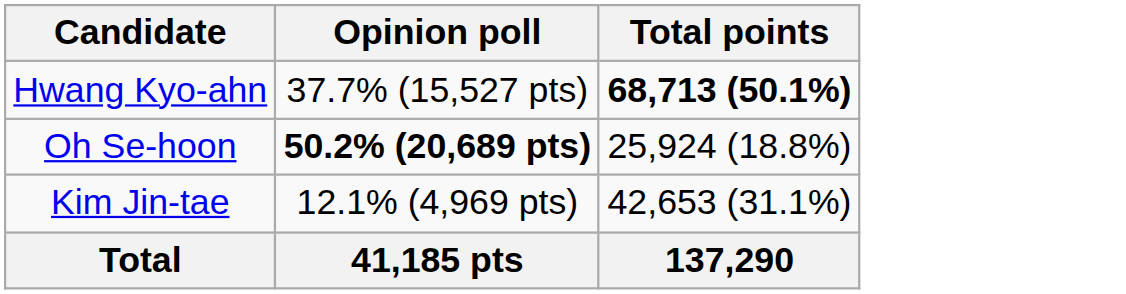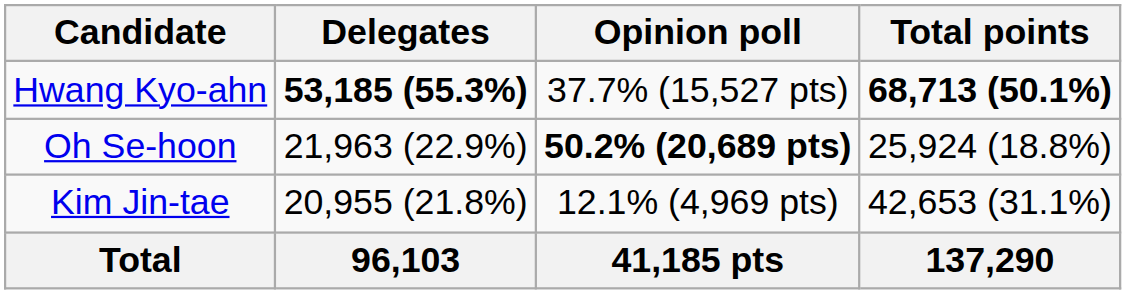+ column: (406, 32)
